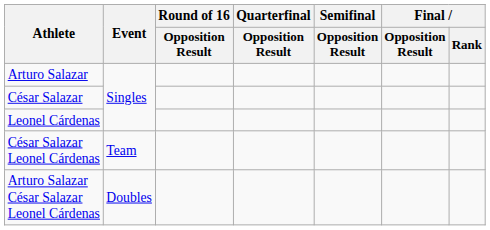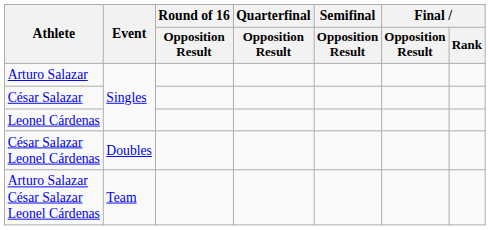(121, 151) Team -> (129, 151) Doubles
(129, 197) Doubles -> (121, 197) Team
